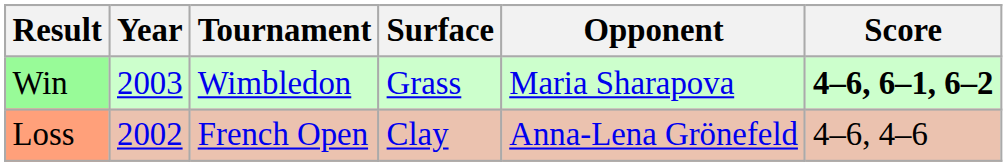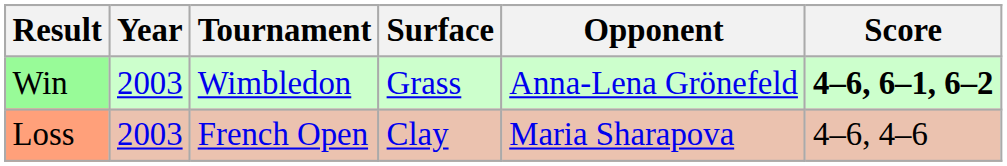(622, 82) Maria Sharapova -> (654, 82) Anna-Lena Grönefeld
(150, 134) 2002 -> (150, 134) 2003
(654, 134) Anna-Lena Grönefeld -> (622, 134) Maria Sharapova
